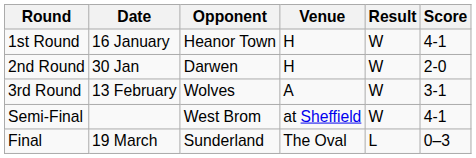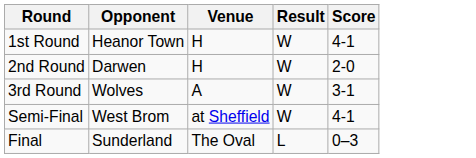- column: (134, 16)
